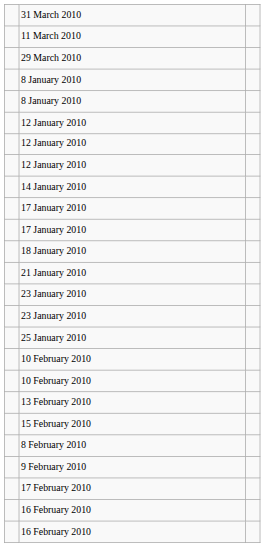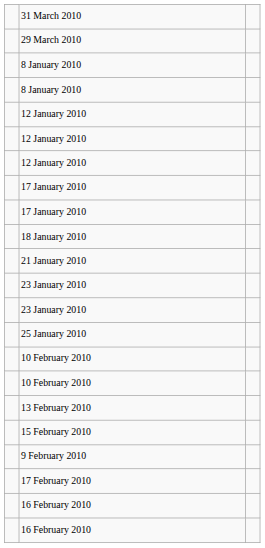- row: (12, 37)
- row: (12, 187)
- row: (12, 445)
